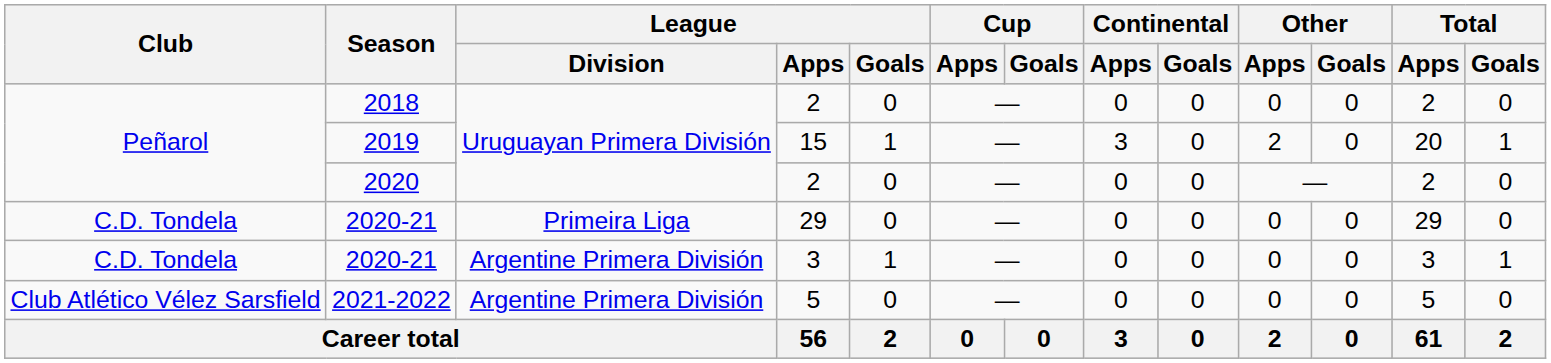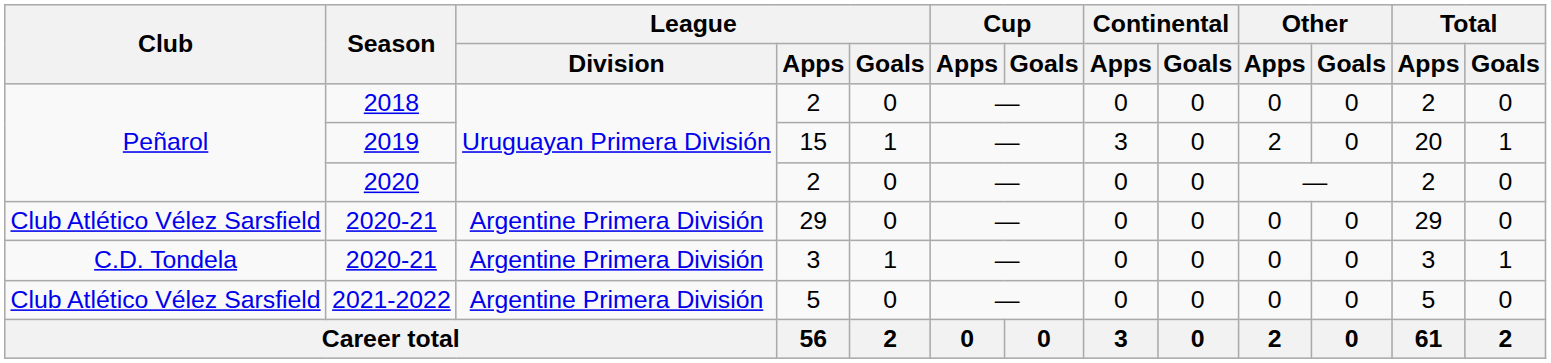(166, 220) C.D. Tondela -> (166, 220) Club Atlético Vélez Sarsfield
(616, 220) Primeira Liga -> (616, 220) Argentine Primera División
